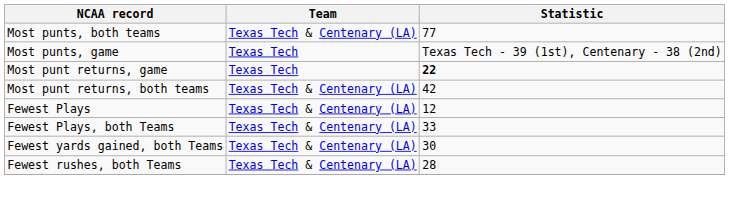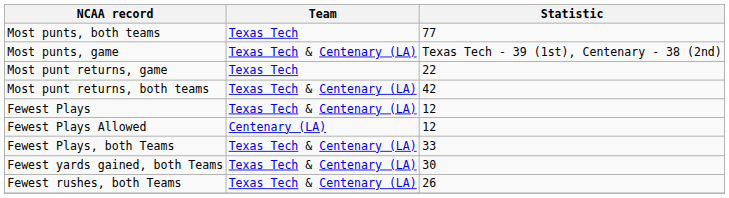(323, 33) Texas Tech & Centenary (LA) -> (263, 33) Texas Tech
(263, 52) Texas Tech -> (323, 52) Texas Tech & Centenary (LA)
(429, 70) bold -> (429, 70) normal
+ row: (77, 127)
(429, 165) 28 -> (429, 184) 26
